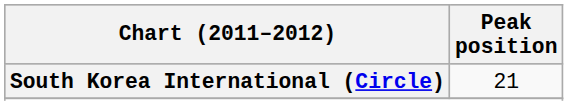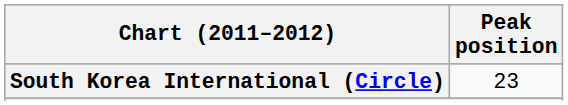(506, 82) 21 -> (506, 82) 23
